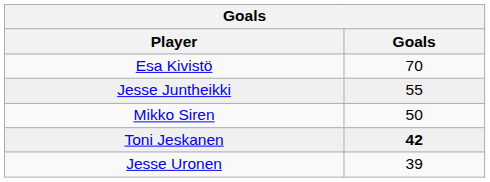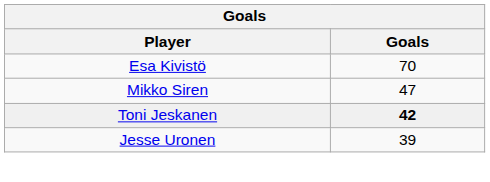- row: (174, 90)
(414, 115) 50 -> (408, 90) 47
